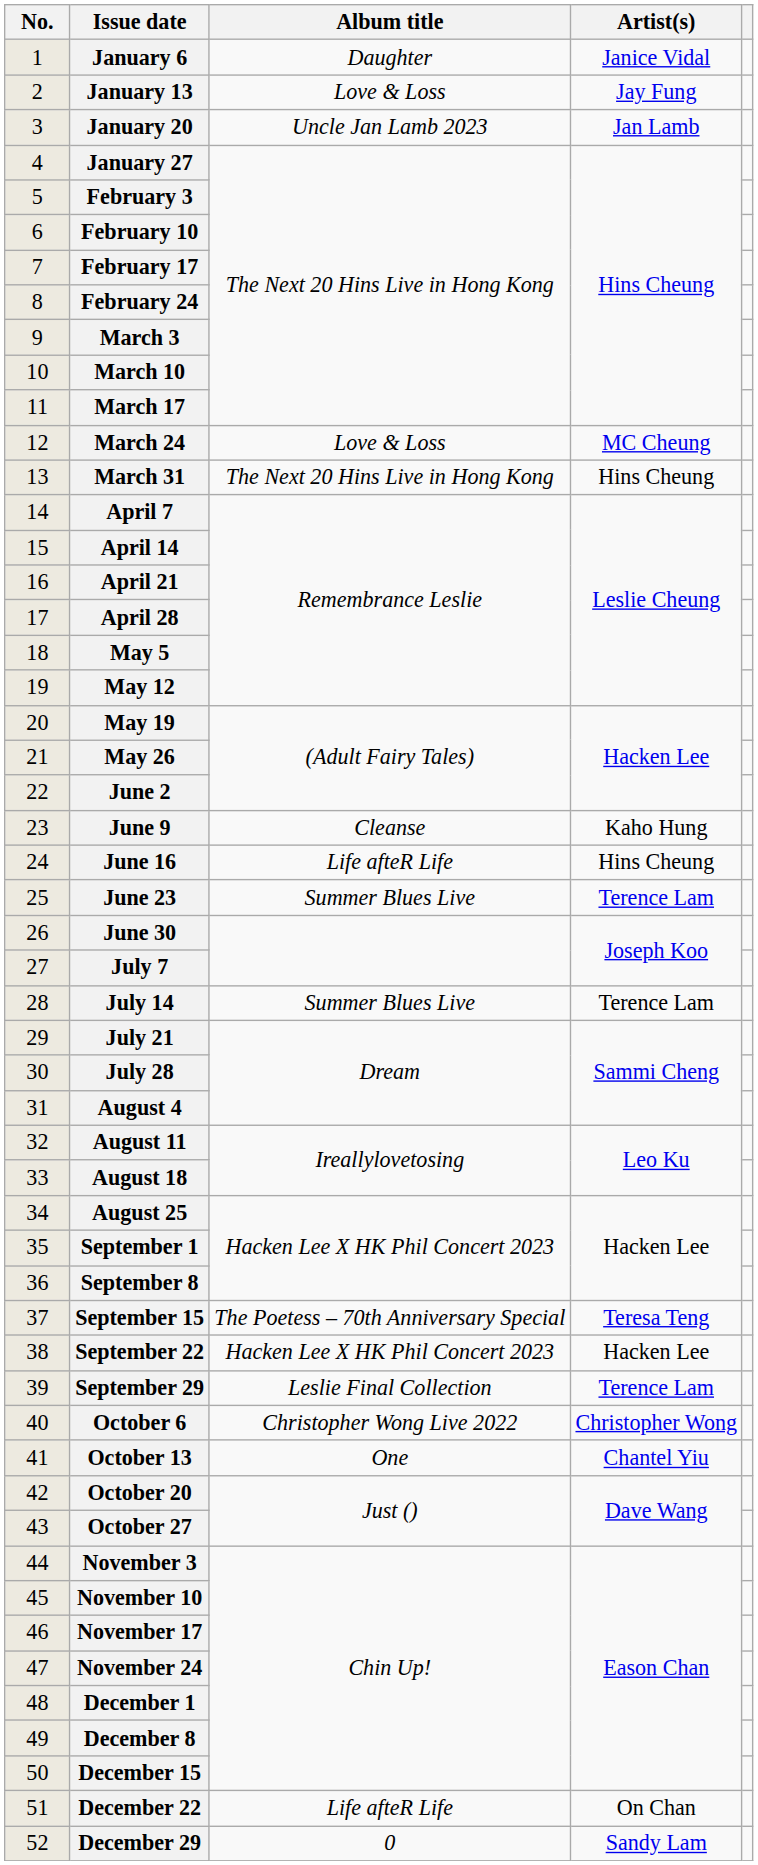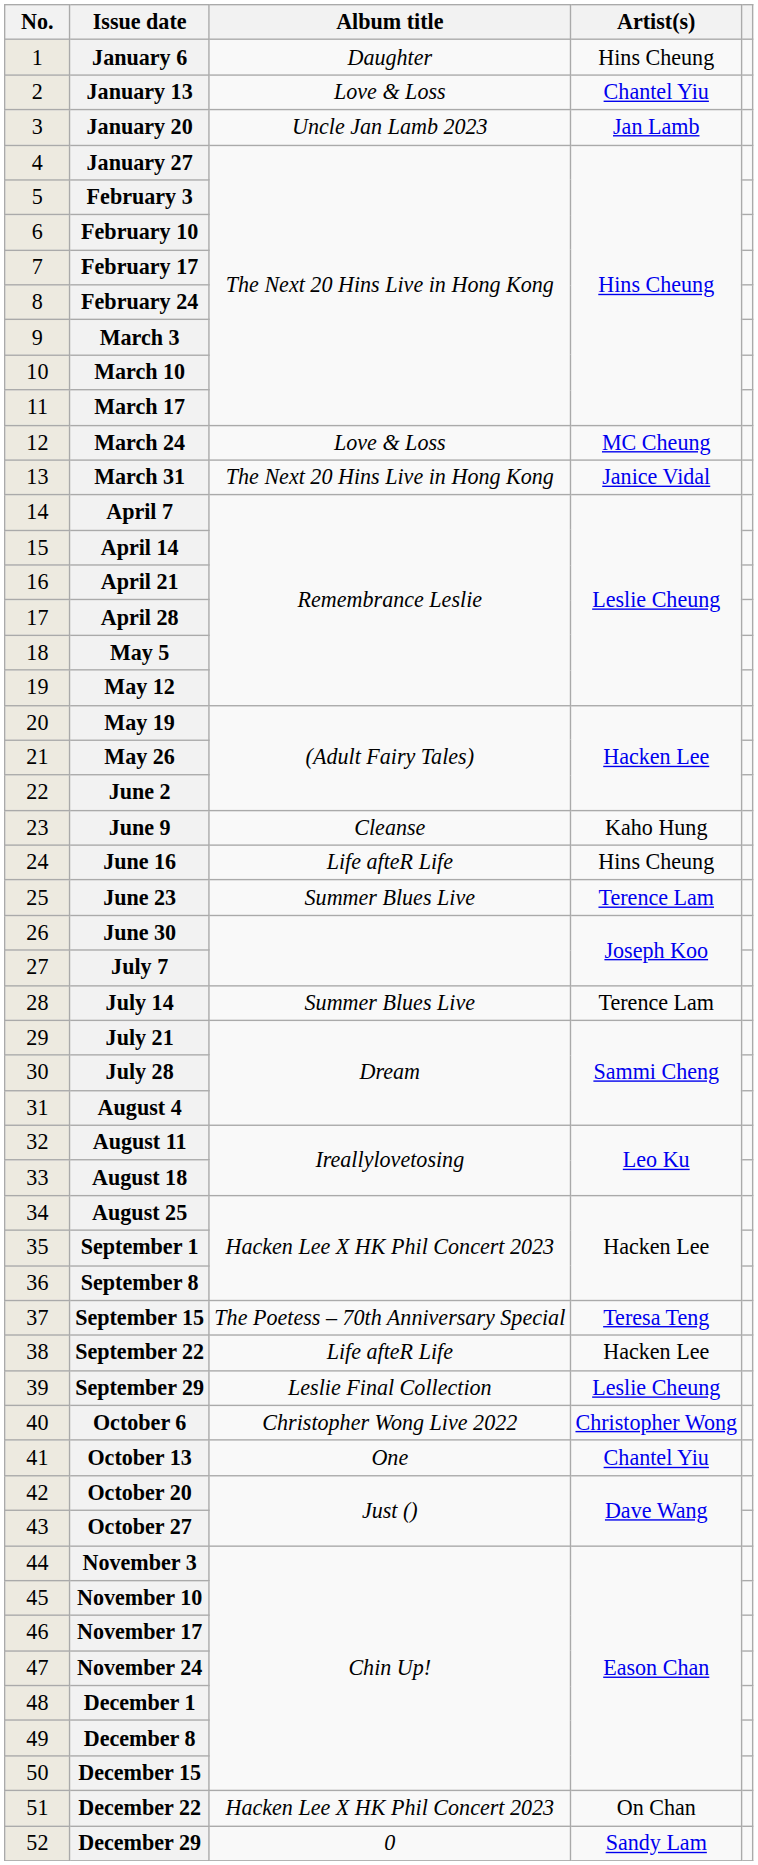(656, 57) Janice Vidal -> (656, 57) Hins Cheung
(656, 92) Jay Fung -> (656, 92) Chantel Yiu
(656, 477) Hins Cheung -> (656, 477) Janice Vidal
(390, 1352) Hacken Lee X HK Phil Concert 2023 -> (390, 1352) Life afteR Life
(656, 1387) Terence Lam -> (656, 1387) Leslie Cheung
(390, 1807) Life afteR Life -> (390, 1807) Hacken Lee X HK Phil Concert 2023
